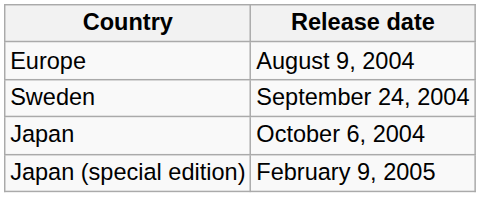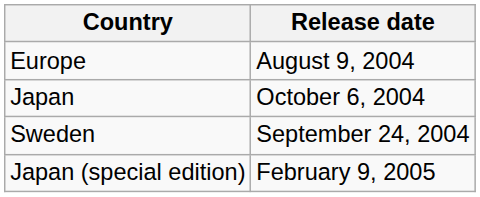rows swapped: (53, 97) <-> (42, 135)
